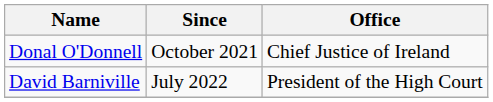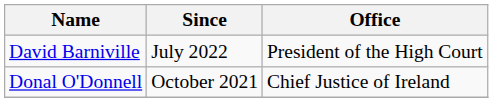rows swapped: (76, 50) <-> (74, 81)
